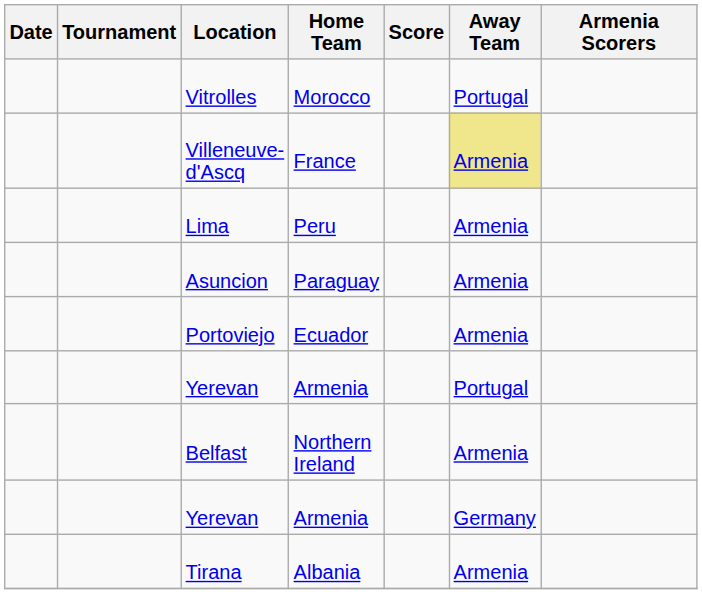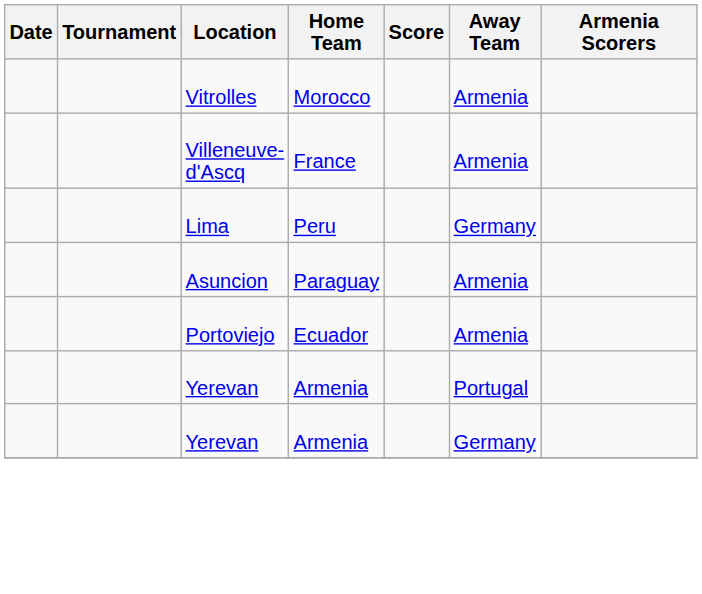(491, 97) Portugal -> (491, 97) Armenia
(491, 162) khaki background -> (491, 162) no background
(491, 227) Armenia -> (495, 227) Germany
- row: (216, 454)
- row: (214, 572)
